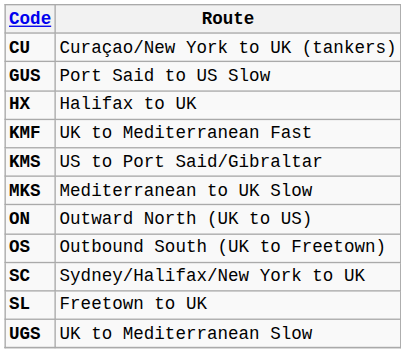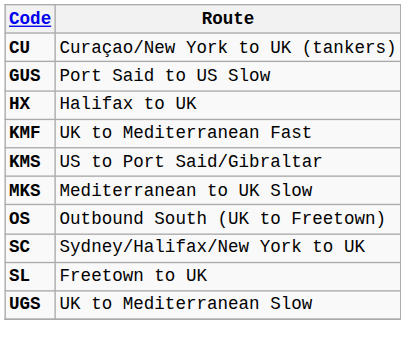- row: (20, 219)
